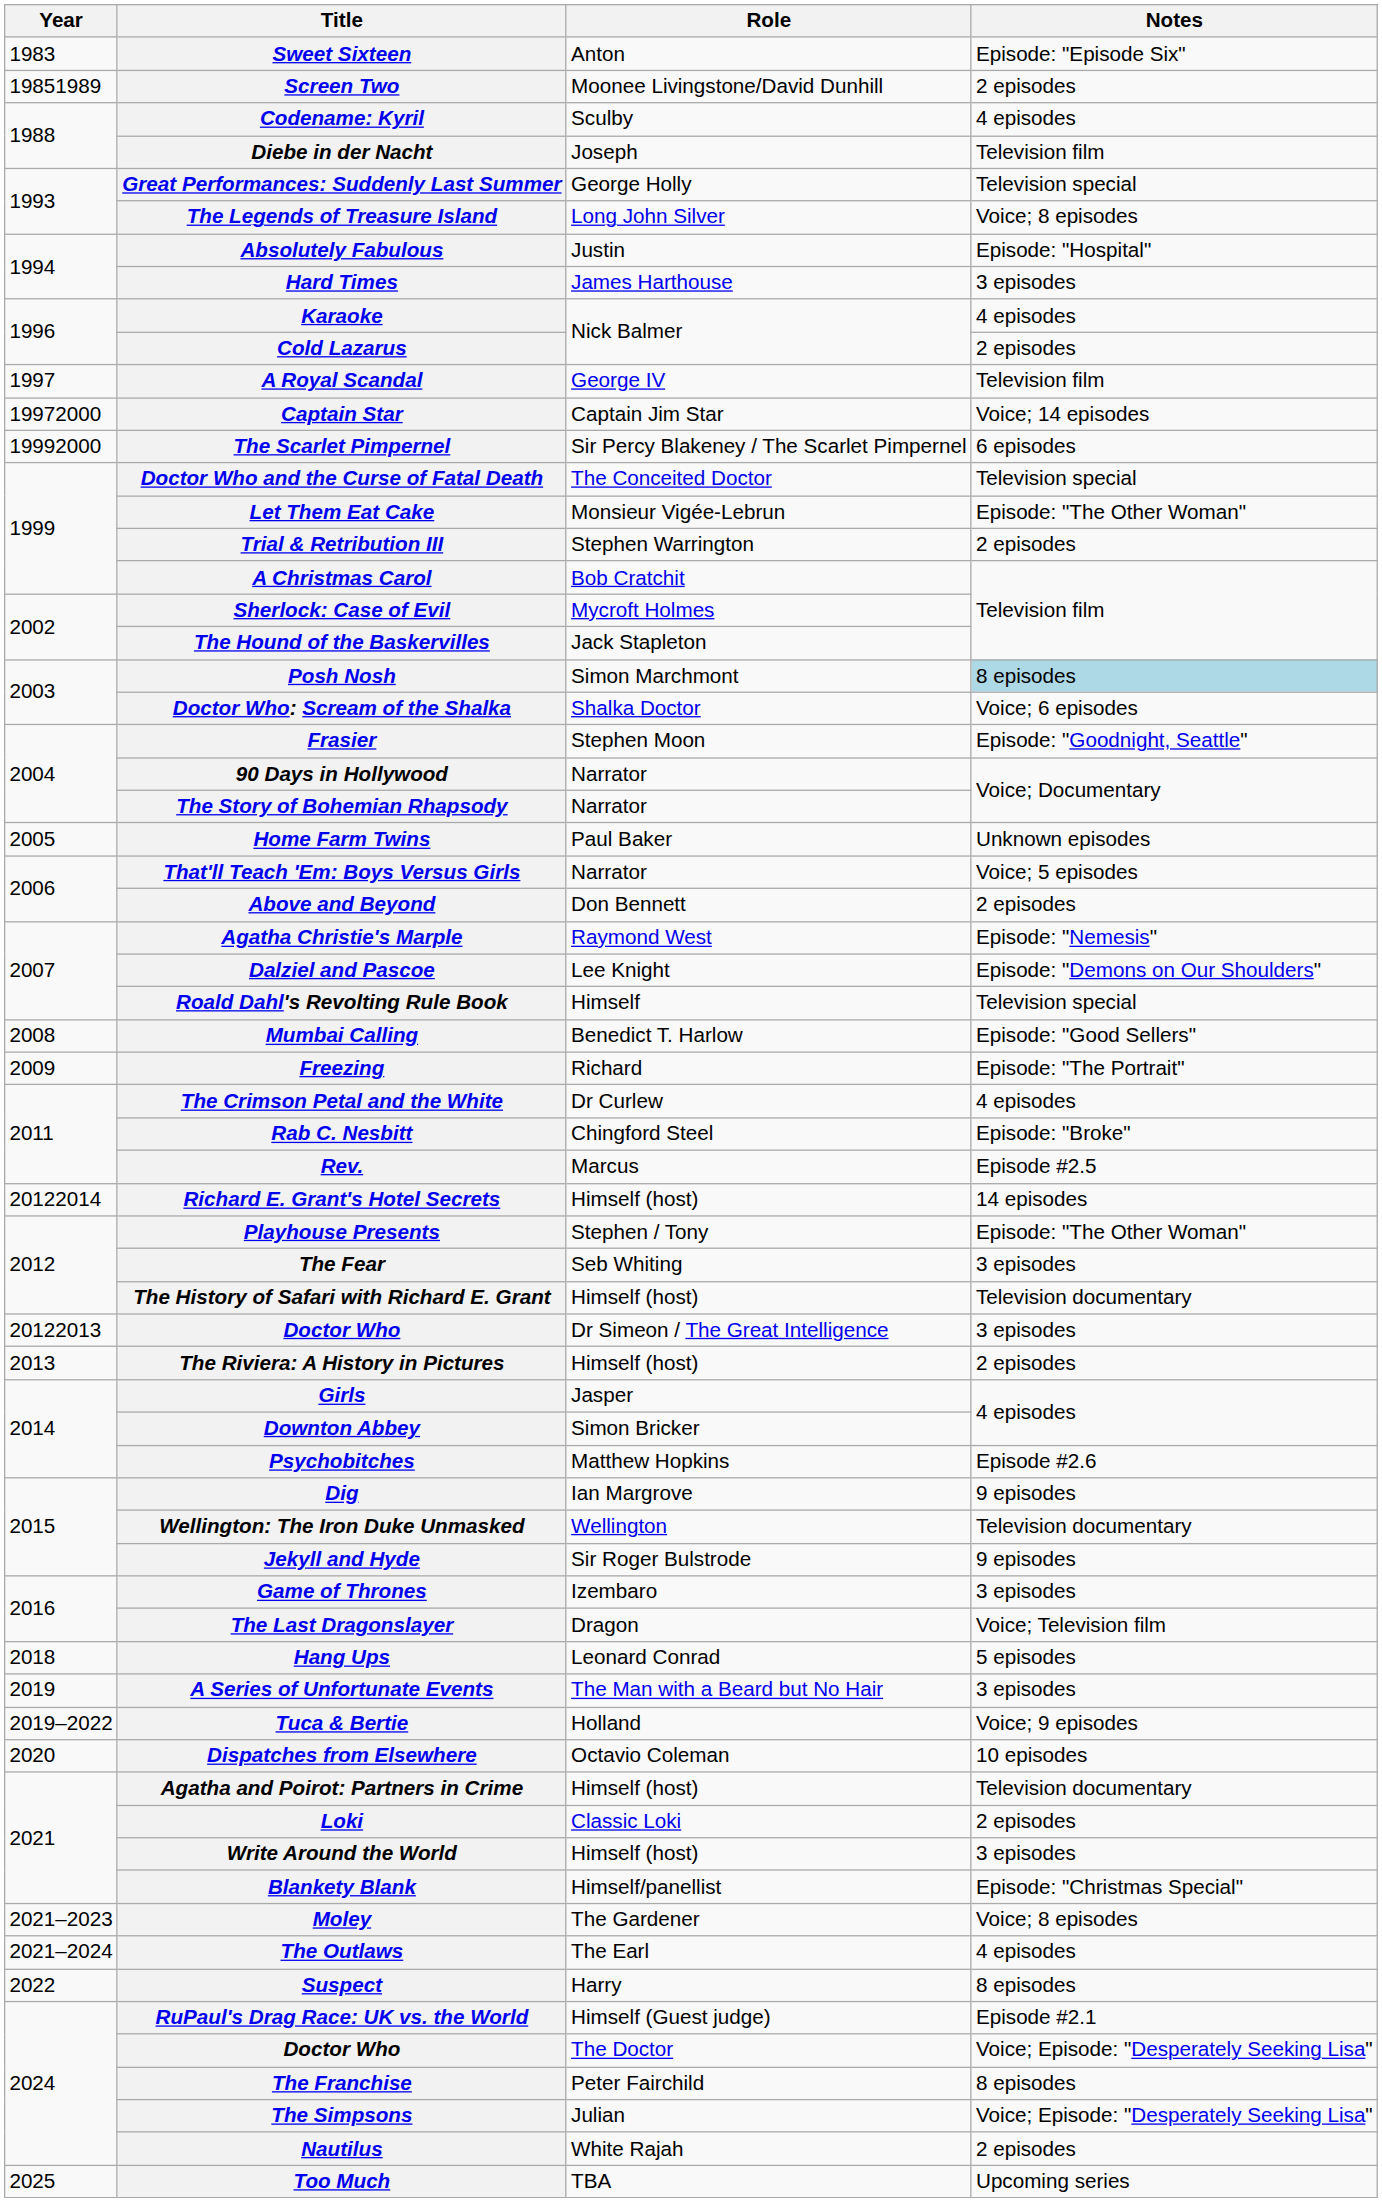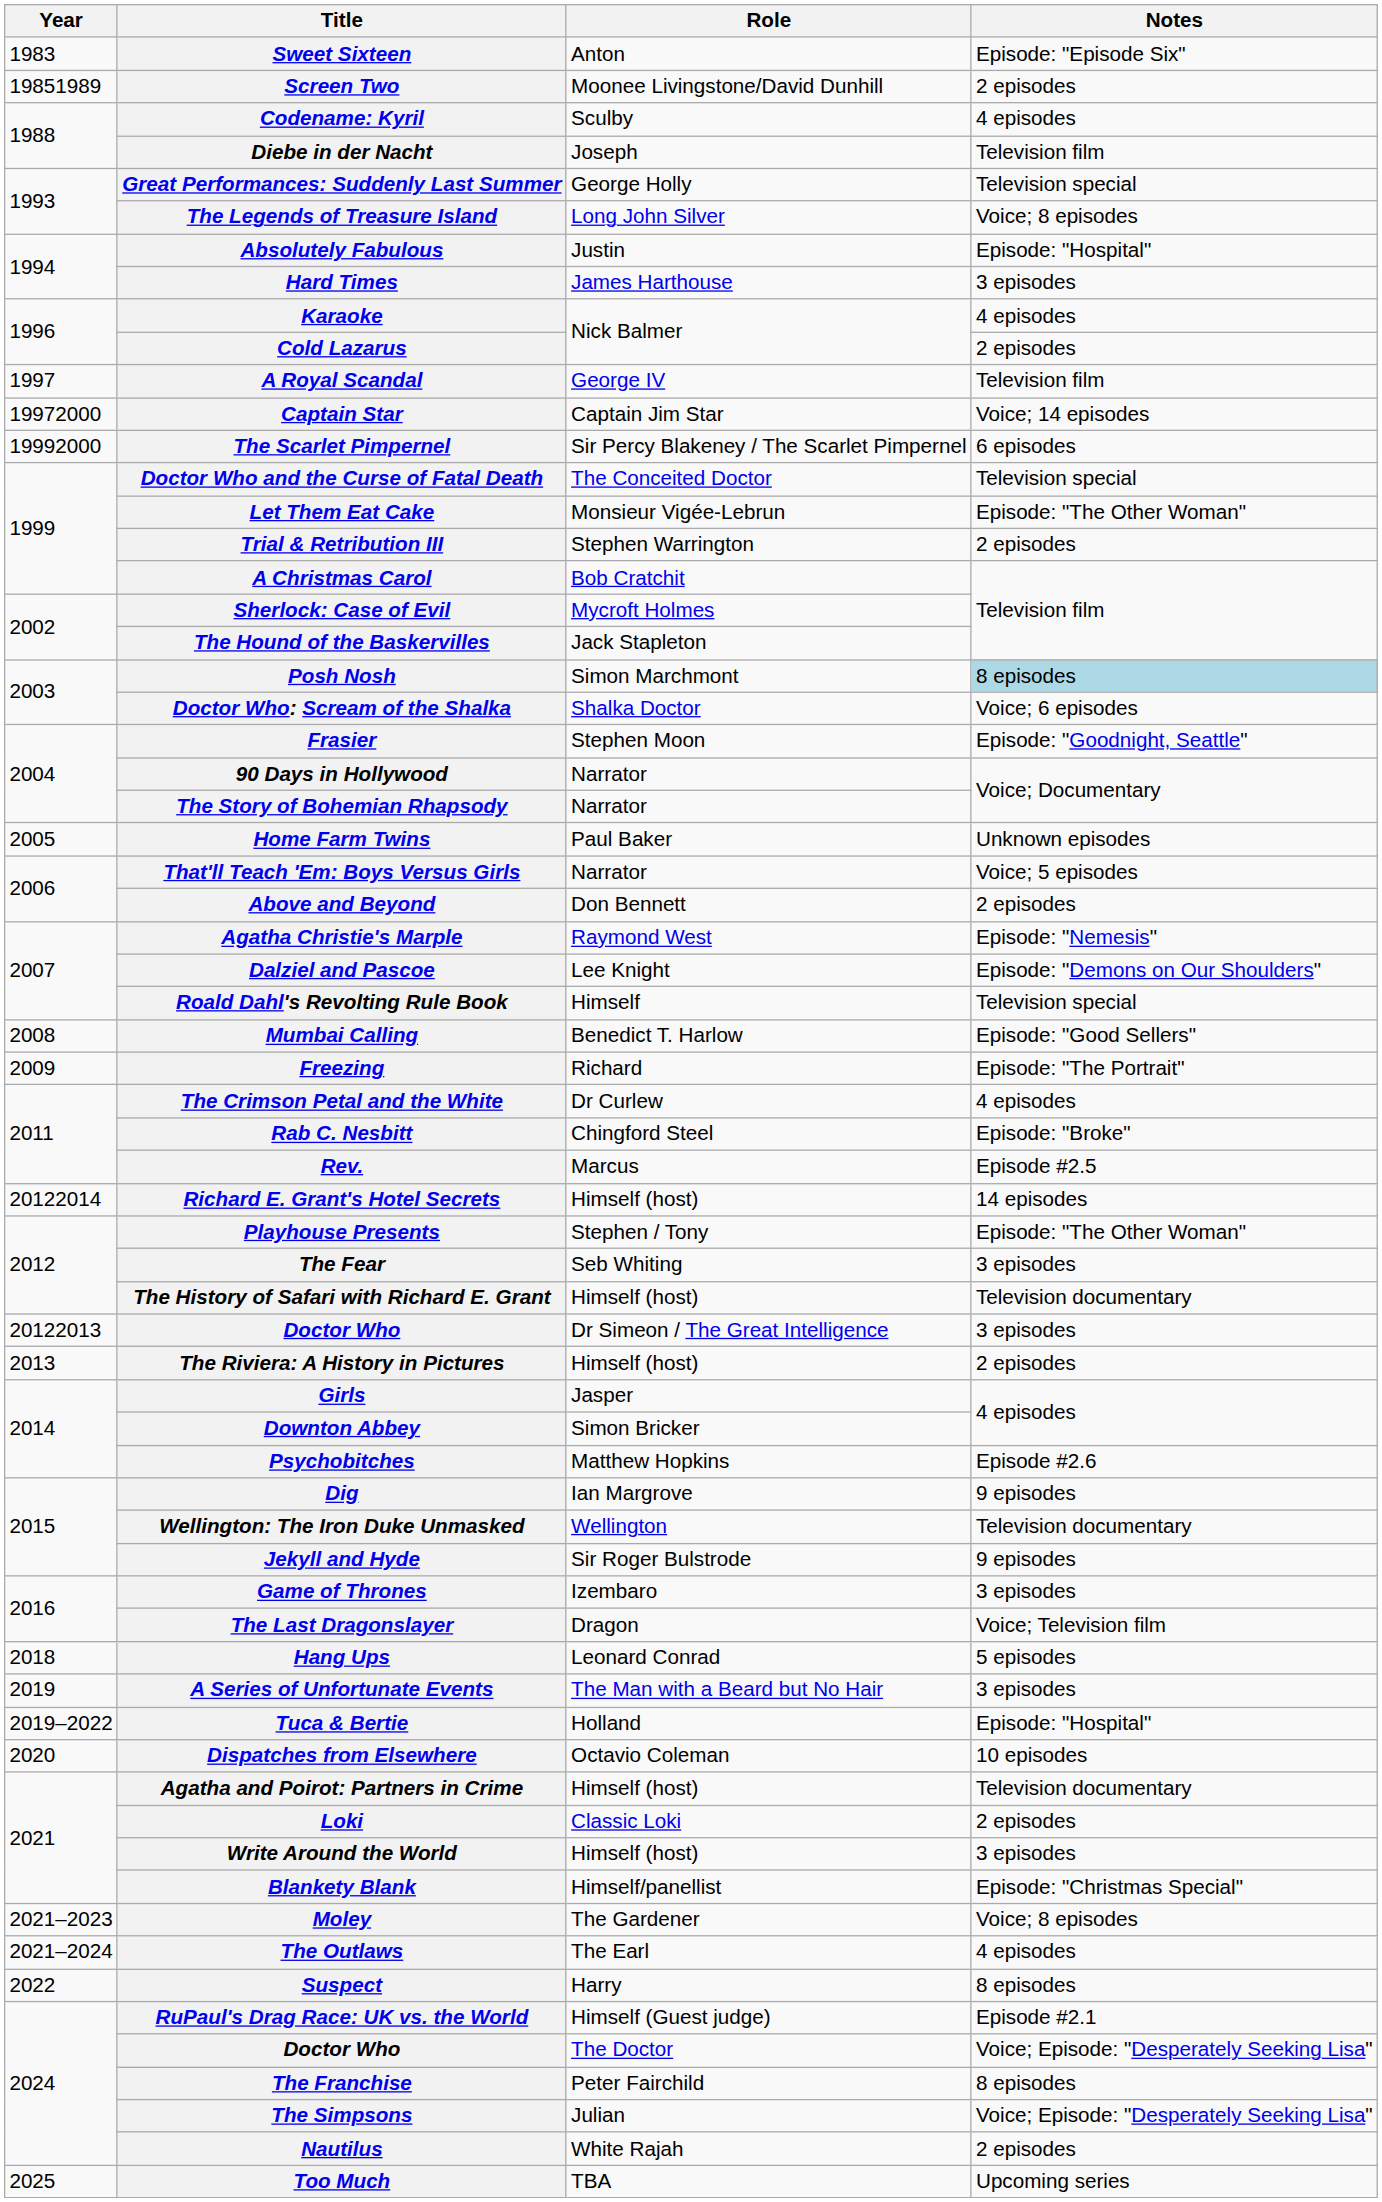(1057, 1723) Voice; 9 episodes -> (1064, 1723) Episode: "Hospital"
